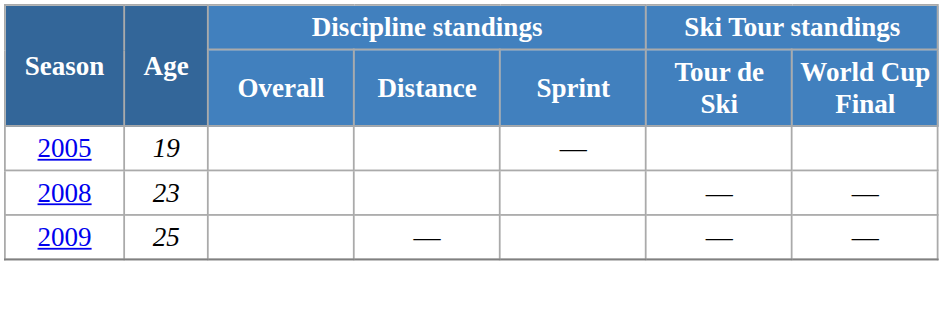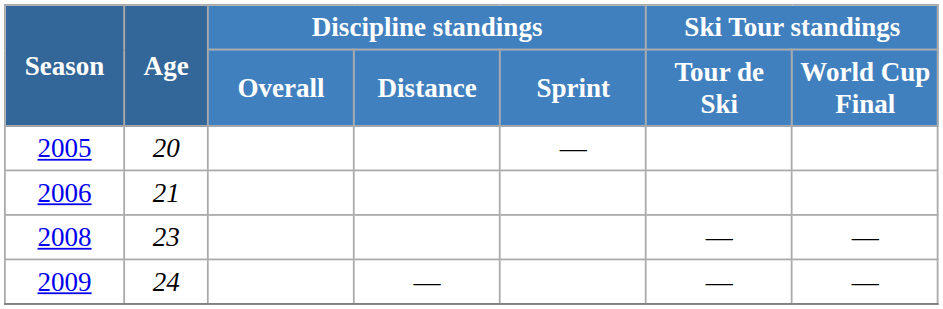(166, 148) 19 -> (166, 148) 20
+ row: (65, 192)
(166, 237) 25 -> (166, 282) 24
